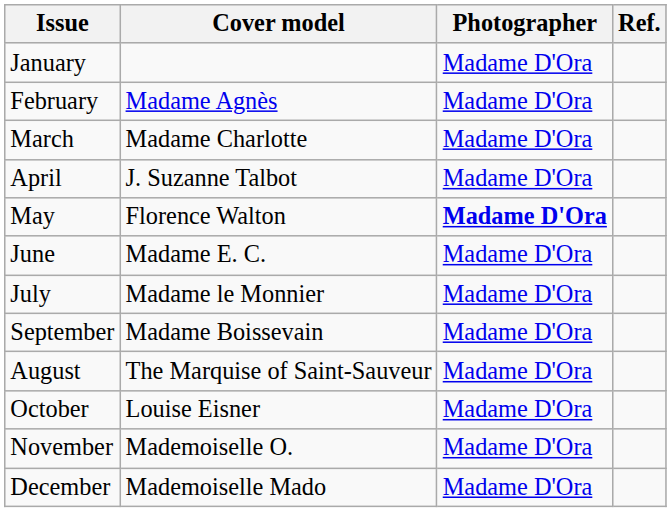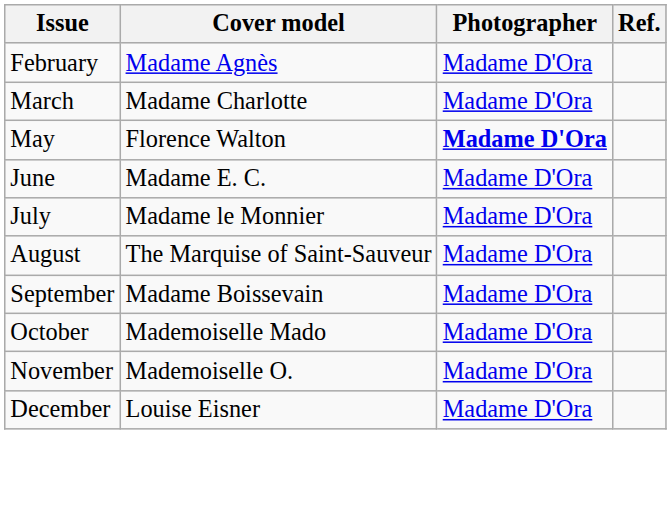- row: (48, 62)
- row: (36, 178)
rows swapped: (46, 370) <-> (62, 332)
(193, 409) Louise Eisner -> (226, 332) Mademoiselle Mado
(226, 486) Mademoiselle Mado -> (193, 409) Louise Eisner
